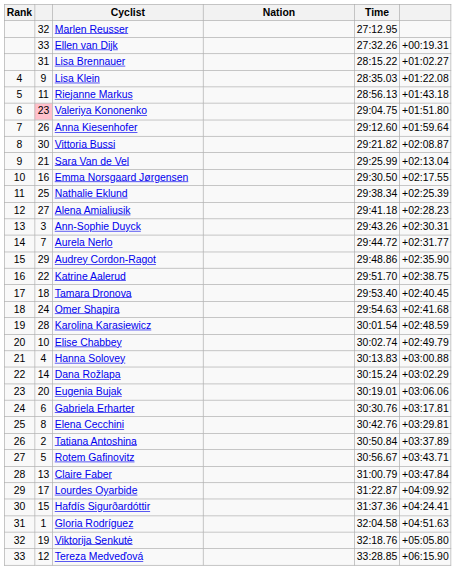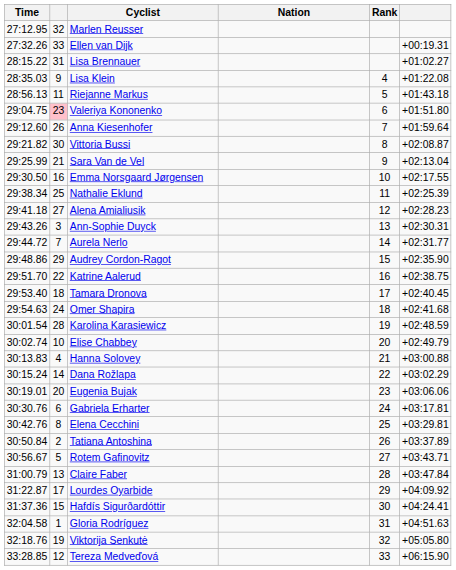columns swapped: (19, 12) <-> (377, 12)
